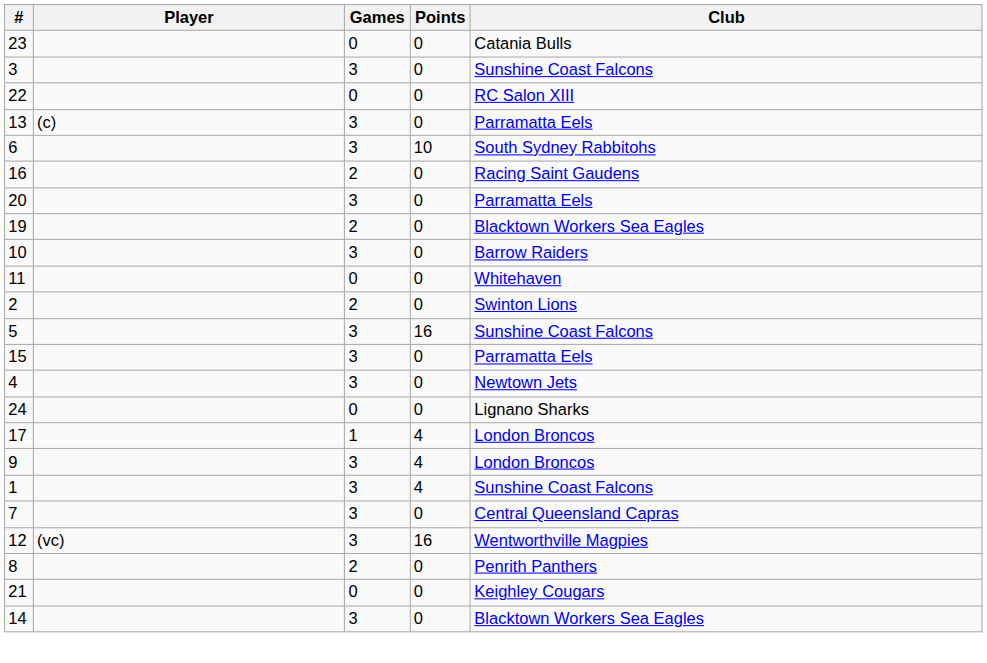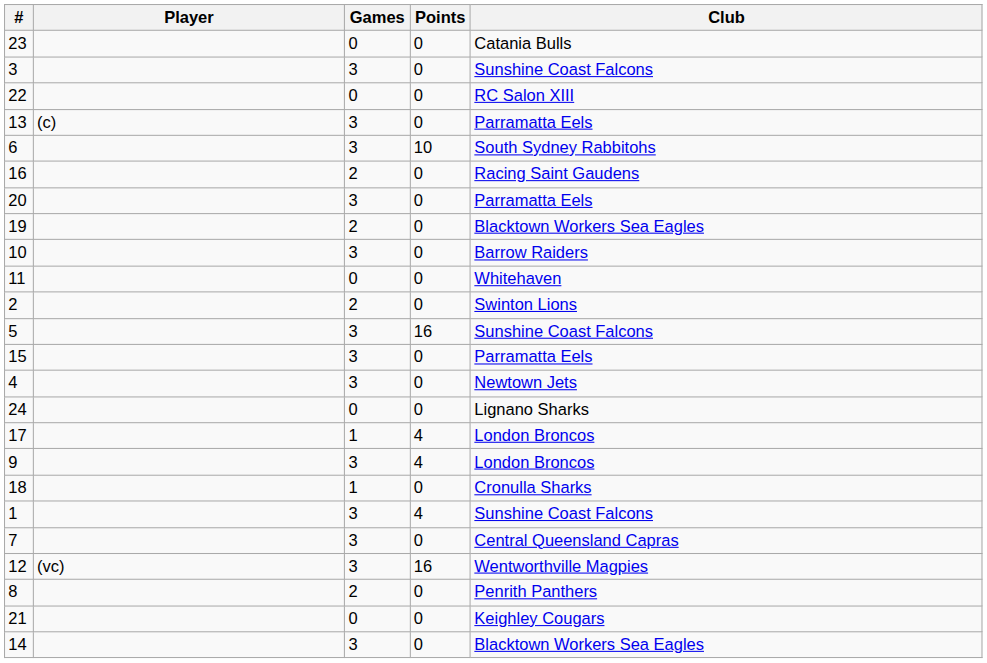+ row: (17, 488)
